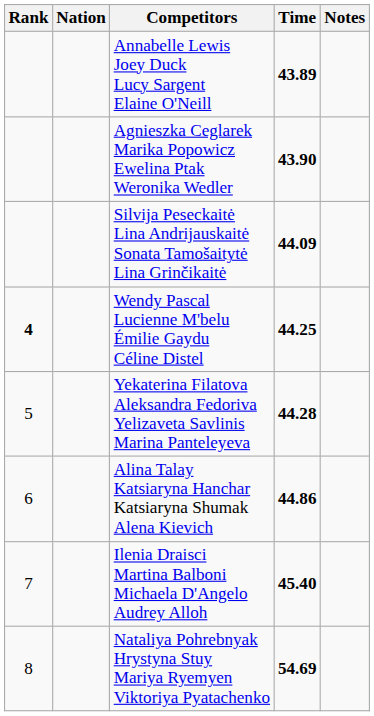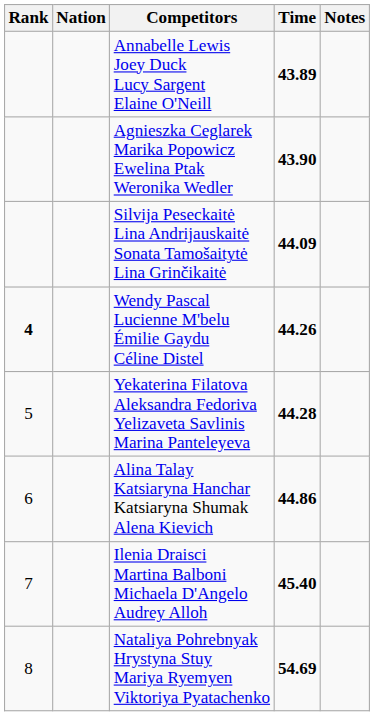(297, 328) 44.25 -> (297, 328) 44.26
